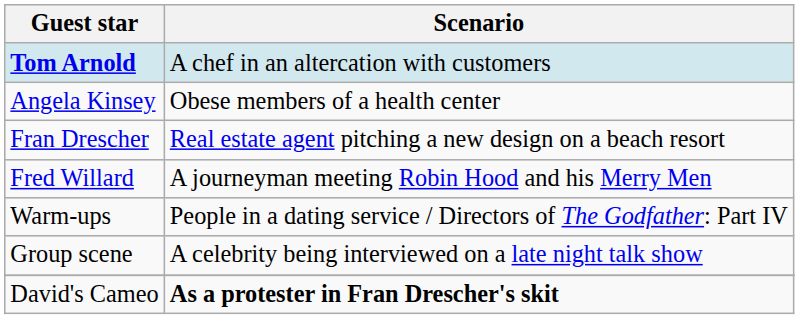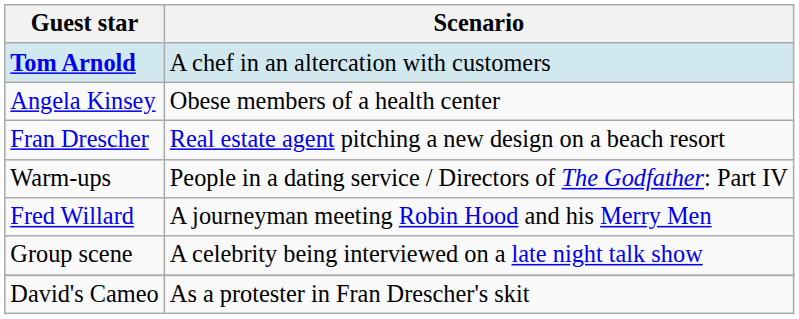rows swapped: (72, 178) <-> (61, 216)
(364, 293) bold -> (350, 293) normal
